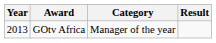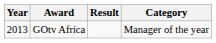columns swapped: (133, 12) <-> (195, 12)
